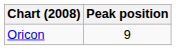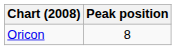(127, 34) 9 -> (127, 34) 8
